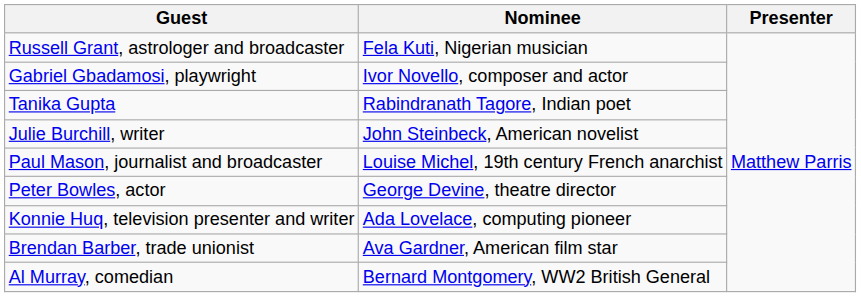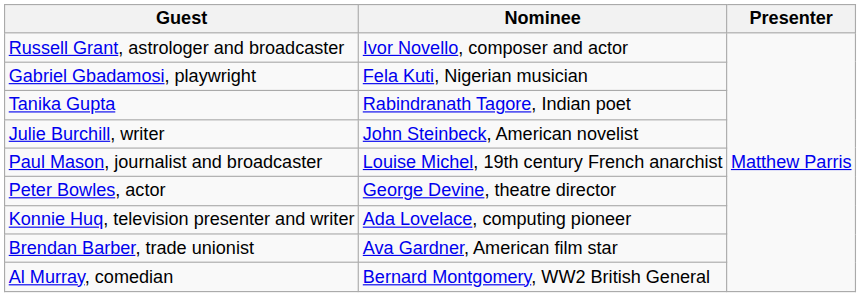(475, 47) Fela Kuti, Nigerian musician -> (495, 47) Ivor Novello, composer and actor
(495, 76) Ivor Novello, composer and actor -> (475, 76) Fela Kuti, Nigerian musician
